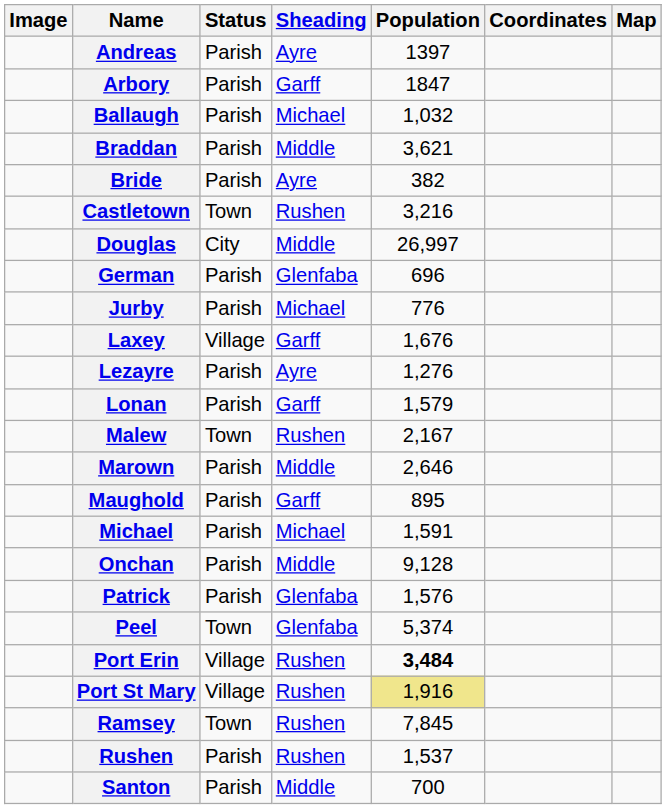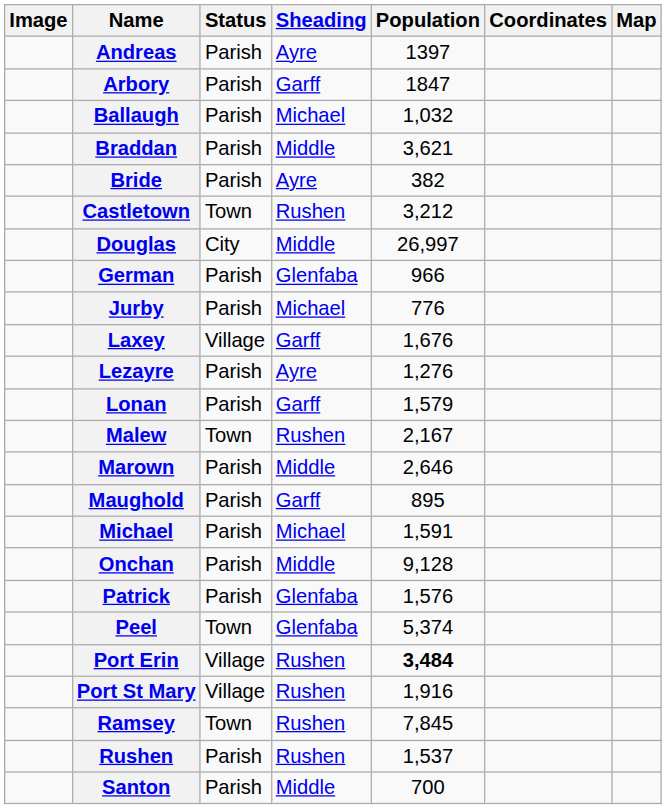(428, 212) 3,216 -> (428, 212) 3,212
(428, 276) 696 -> (428, 276) 966
(428, 691) khaki background -> (428, 691) no background
